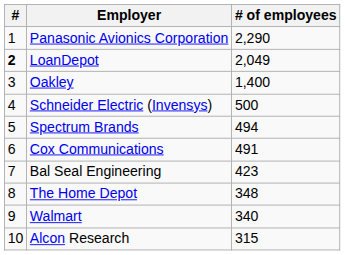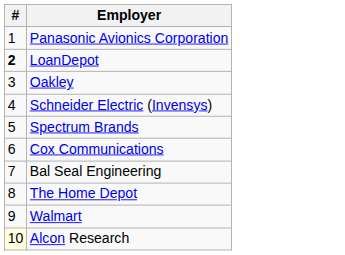- column: (286, 15)
(16, 238) no background -> (16, 238) lightyellow background
